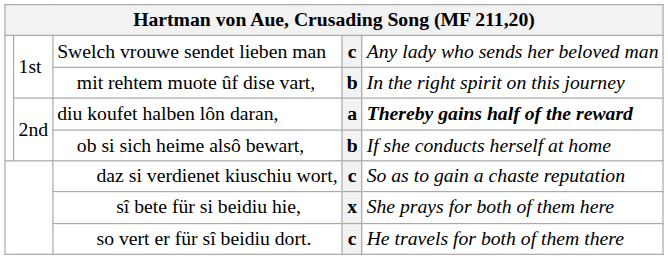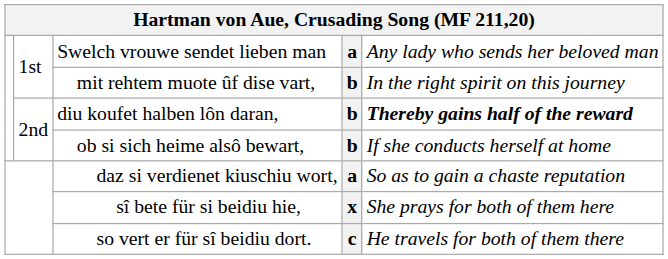(352, 51) c -> (352, 51) a
(352, 113) a -> (352, 113) b
(352, 176) c -> (352, 176) a
